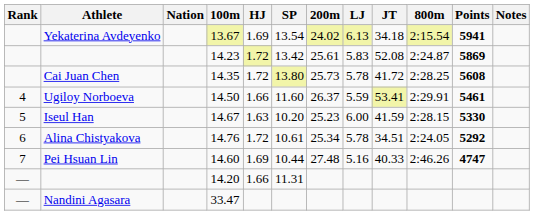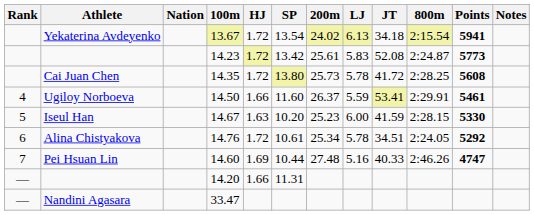(257, 35) 1.69 -> (257, 35) 1.72
(472, 55) 5869 -> (472, 55) 5773
